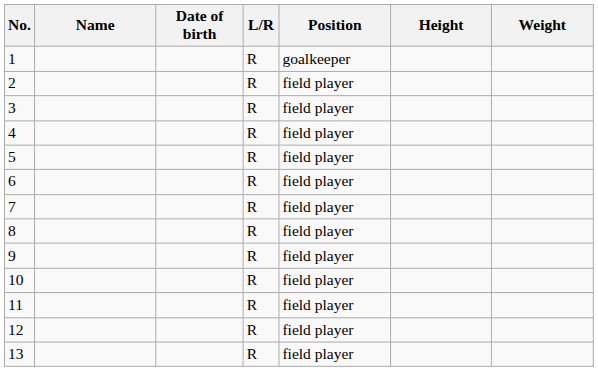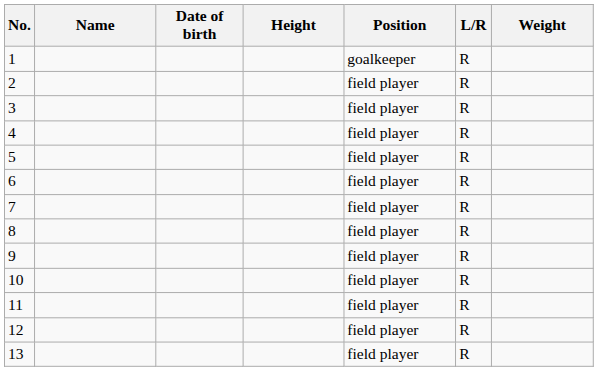columns swapped: (261, 25) <-> (441, 25)
